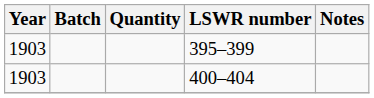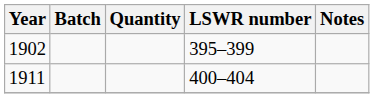(27, 48) 1903 -> (27, 48) 1902
(27, 78) 1903 -> (27, 78) 1911
